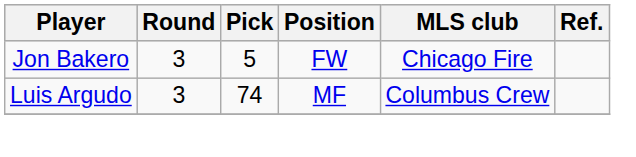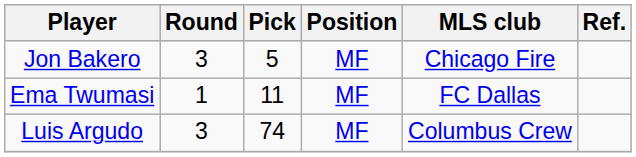(329, 59) FW -> (352, 59) MF
+ row: (82, 95)
